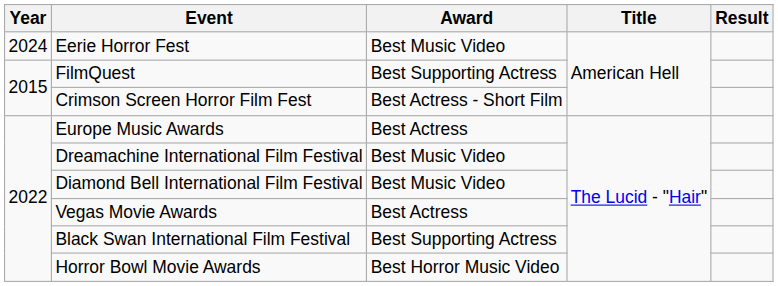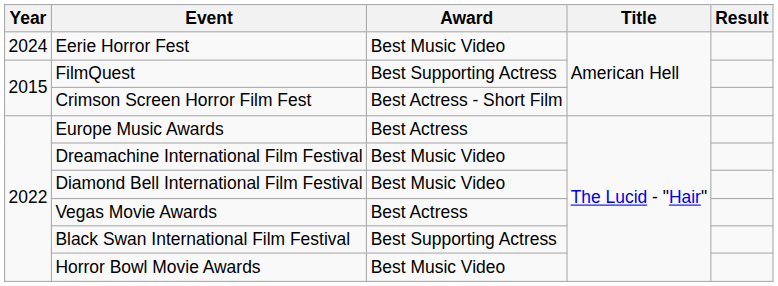(465, 267) Best Horror Music Video -> (438, 267) Best Music Video
